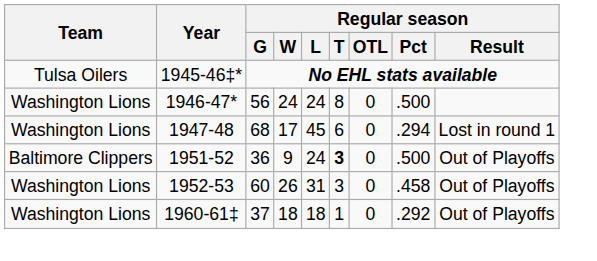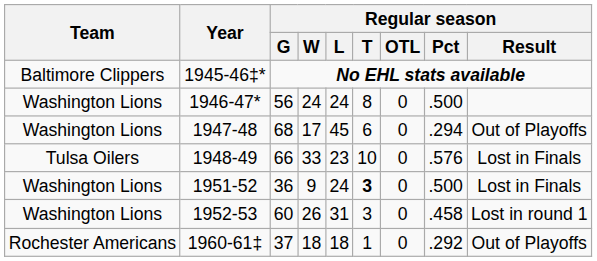(81, 75) Tulsa Oilers -> (92, 75) Baltimore Clippers
(497, 130) Lost in round 1 -> (529, 130) Out of Playoffs
+ row: (225, 158)
(81, 158) Baltimore Clippers -> (92, 186) Washington Lions
(497, 158) Out of Playoffs -> (529, 186) Lost in Finals
(497, 186) Out of Playoffs -> (529, 214) Lost in round 1
(81, 214) Washington Lions -> (92, 242) Rochester Americans
